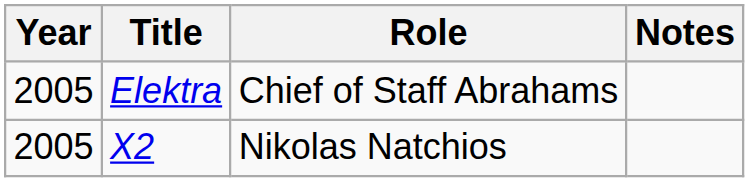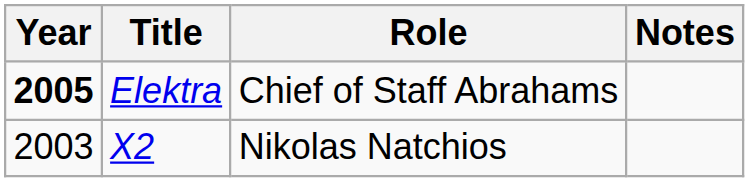(53, 90) normal -> (53, 90) bold
(53, 147) 2005 -> (53, 147) 2003
